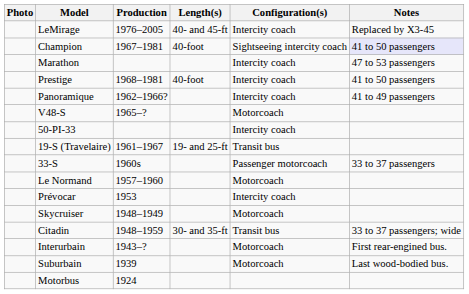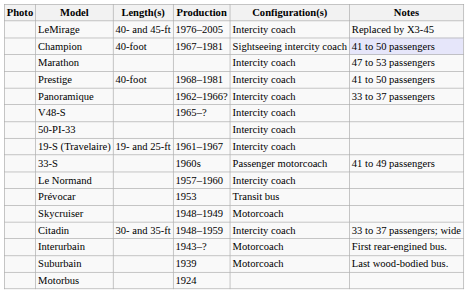columns swapped: (142, 12) <-> (200, 12)
(393, 96) 41 to 49 passengers -> (393, 96) 33 to 37 passengers
(258, 113) Motorcoach -> (264, 113) Intercity coach
(256, 146) Transit bus -> (264, 146) Intercity coach
(393, 163) 33 to 37 passengers -> (393, 163) 41 to 49 passengers
(258, 180) Motorcoach -> (264, 180) Intercity coach
(264, 197) Intercity coach -> (256, 197) Transit bus
(256, 230) Transit bus -> (264, 230) Intercity coach
